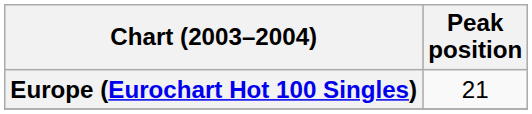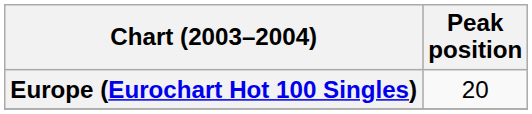(475, 89) 21 -> (475, 89) 20
